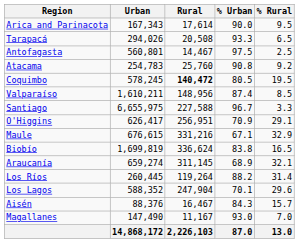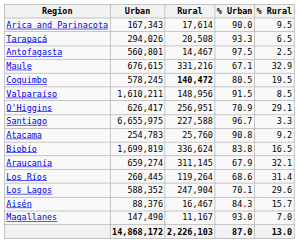rows swapped: (24, 66) <-> (19, 135)
(242, 94) 87.4 -> (242, 94) 91.5
rows swapped: (27, 108) <-> (29, 121)
(242, 163) 68.9 -> (242, 163) 67.9
(242, 176) 88.2 -> (242, 176) 68.6
